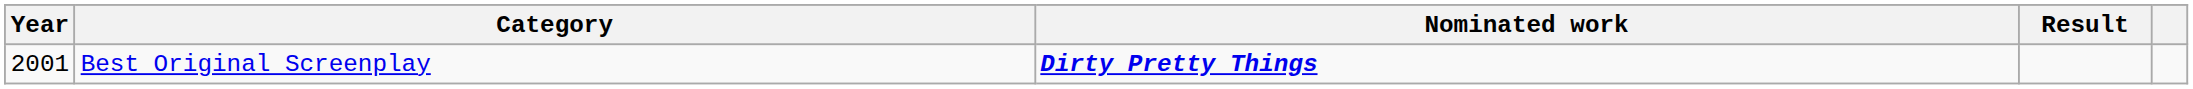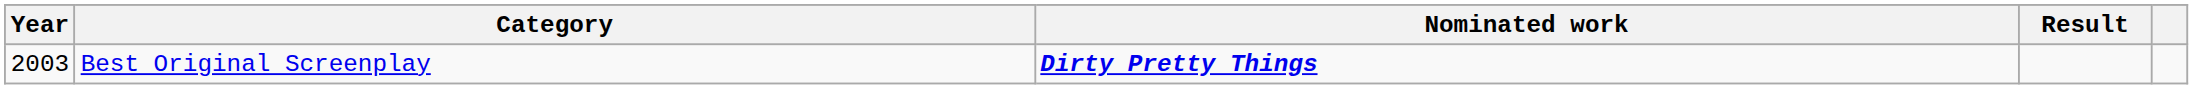(40, 64) 2001 -> (40, 64) 2003
